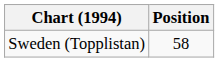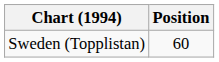(181, 43) 58 -> (181, 43) 60
